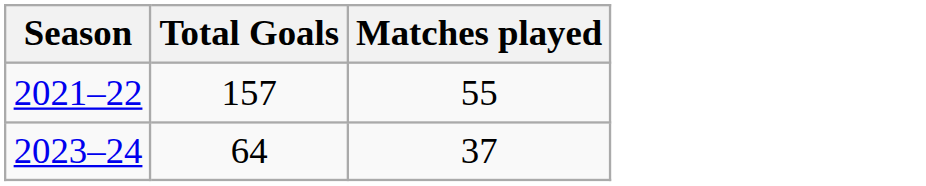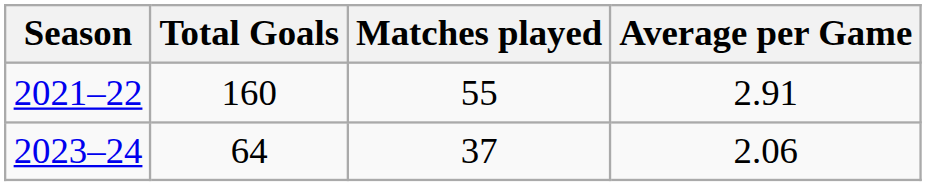+ column: (766, 33)
(249, 92) 157 -> (249, 92) 160
